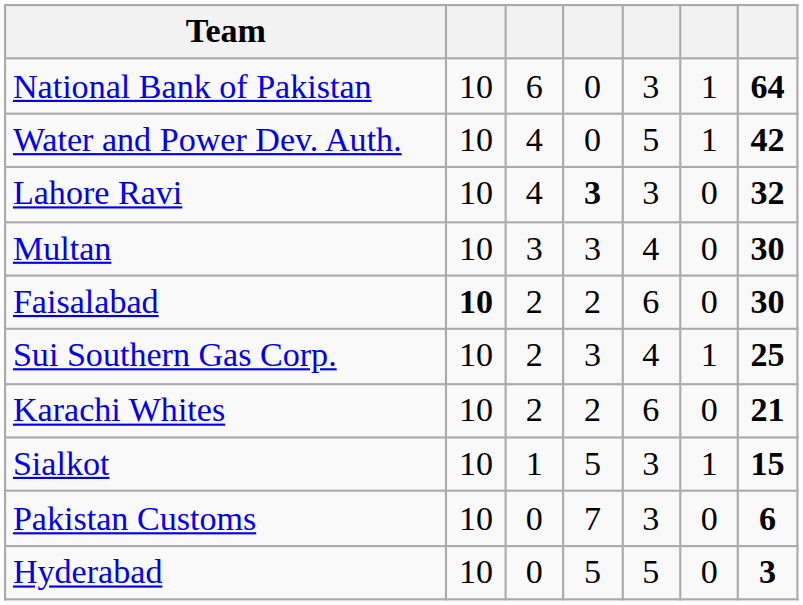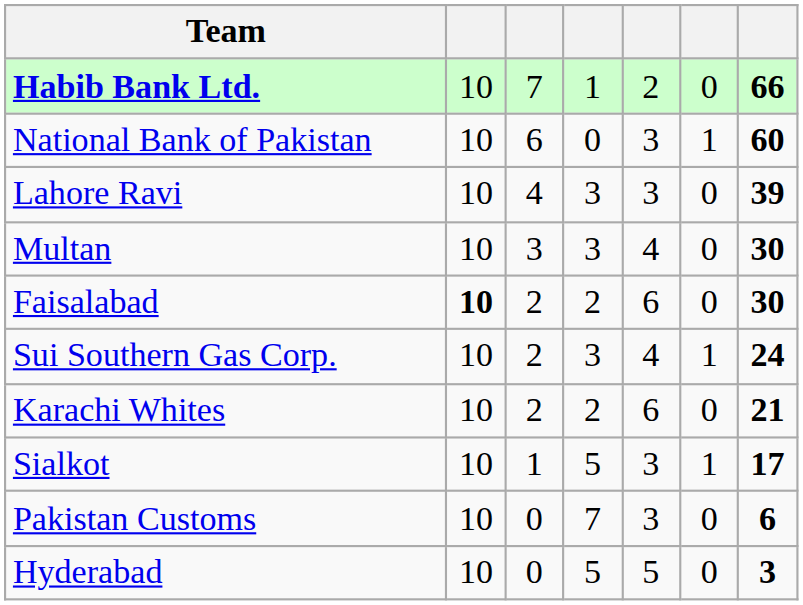+ row: (137, 85)
(767, 85) 64 -> (767, 139) 60
- row: (207, 139)
(593, 193) bold -> (593, 193) normal
(767, 193) 32 -> (767, 193) 39
(767, 355) 25 -> (767, 355) 24
(767, 463) 15 -> (767, 463) 17
